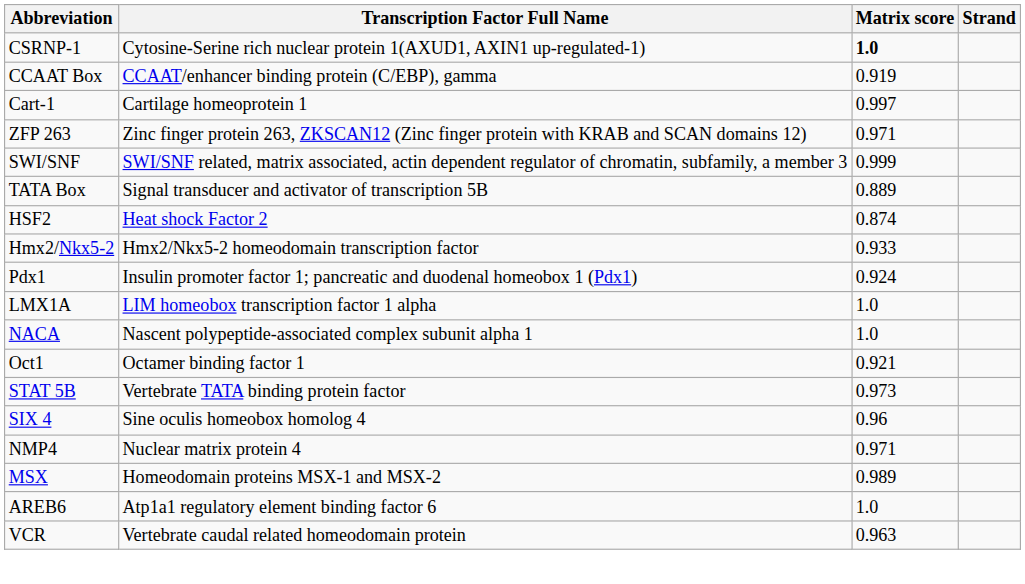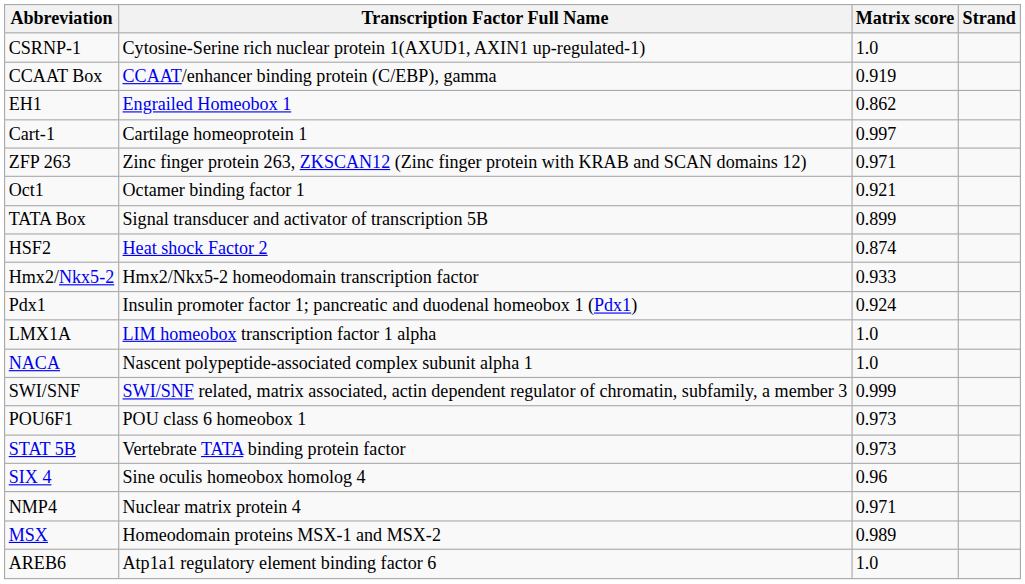(867, 47) bold -> (867, 47) normal
+ row: (25, 104)
rows swapped: (44, 162) <-> (26, 362)
(876, 190) 0.889 -> (876, 219) 0.899
+ row: (41, 420)
- row: (27, 534)
